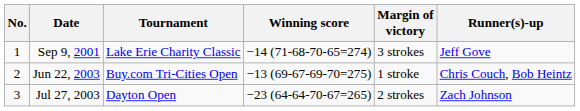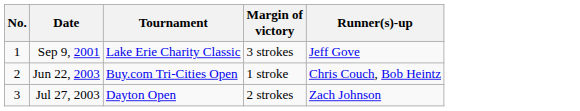- column: (309, 23)
